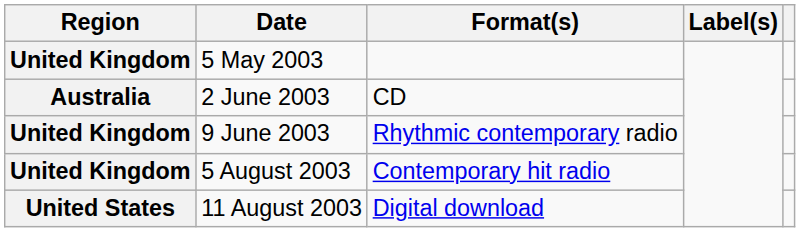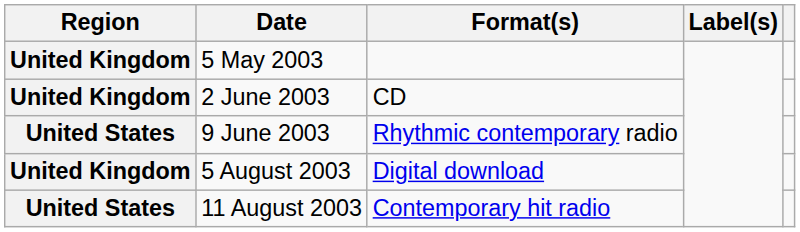(100, 97) Australia -> (100, 97) United Kingdom
(100, 134) United Kingdom -> (100, 134) United States
(491, 171) Contemporary hit radio -> (458, 171) Digital download
(458, 208) Digital download -> (491, 208) Contemporary hit radio
